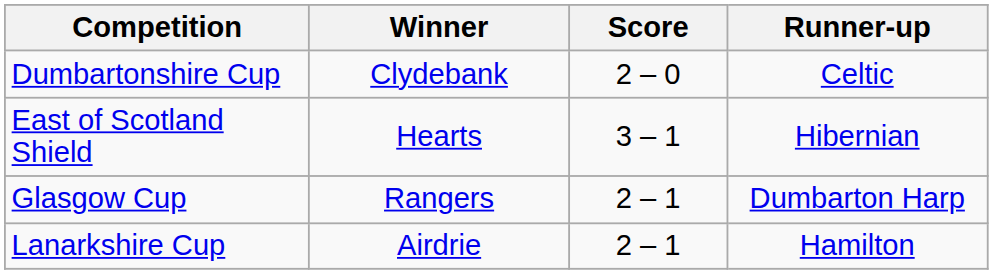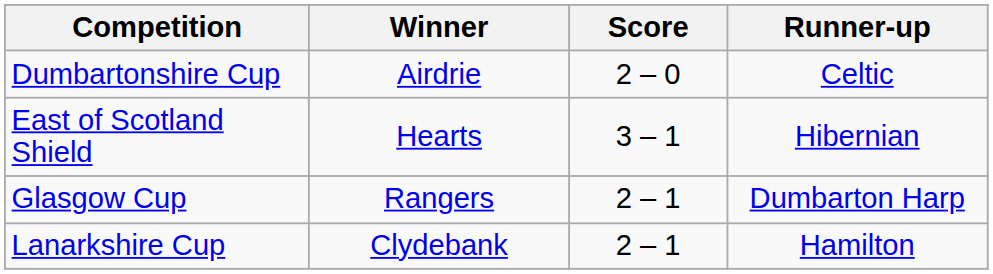(439, 73) Clydebank -> (439, 73) Airdrie
(439, 245) Airdrie -> (439, 245) Clydebank
